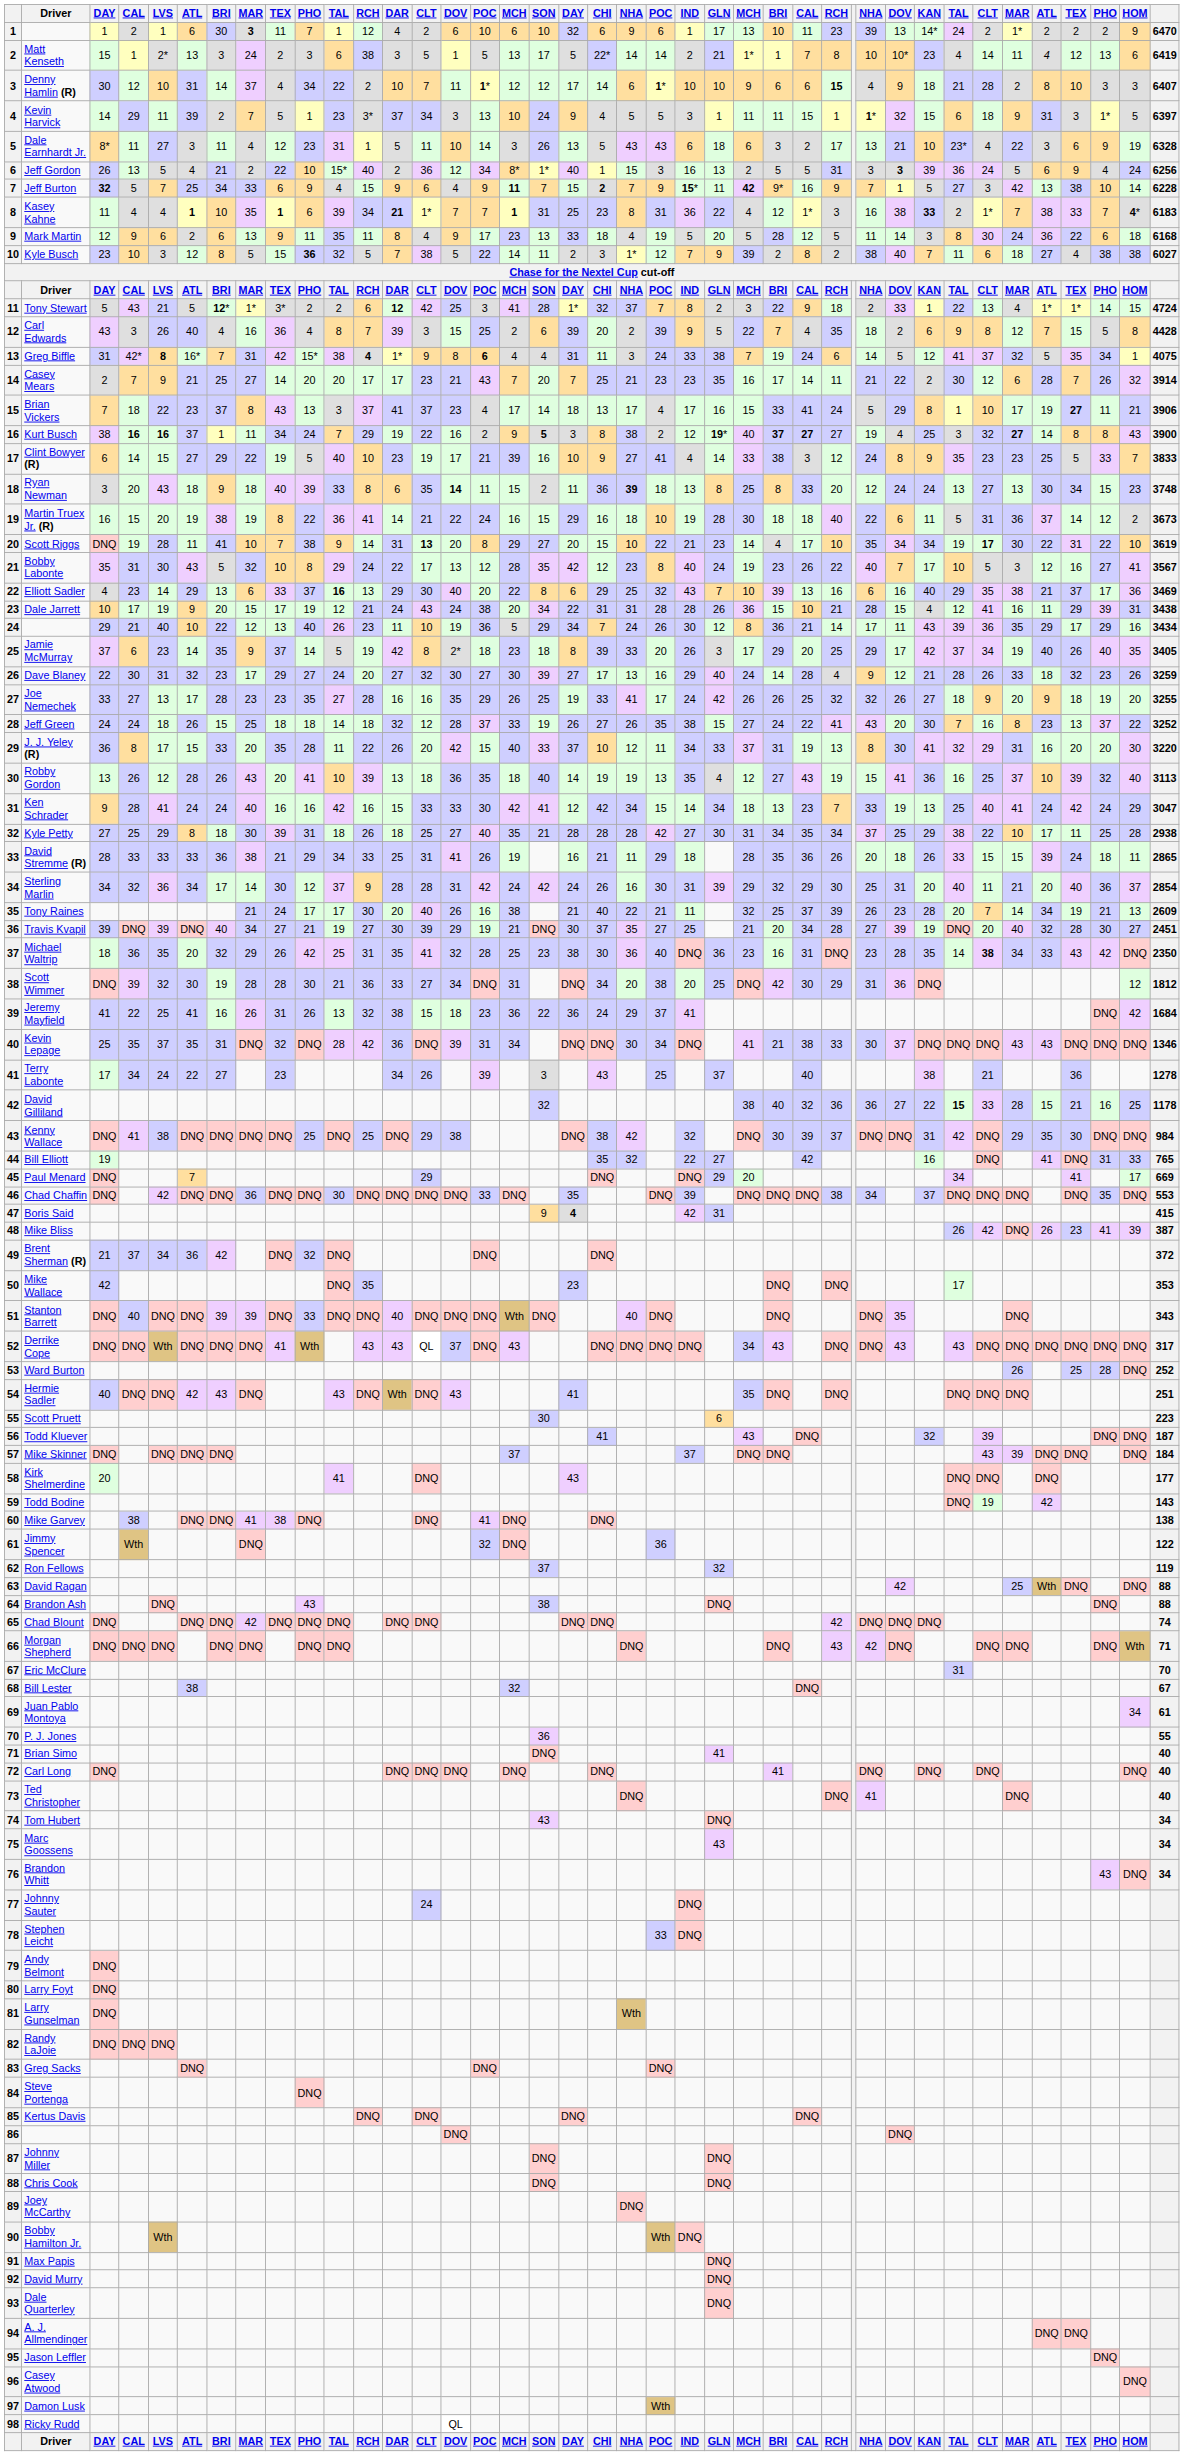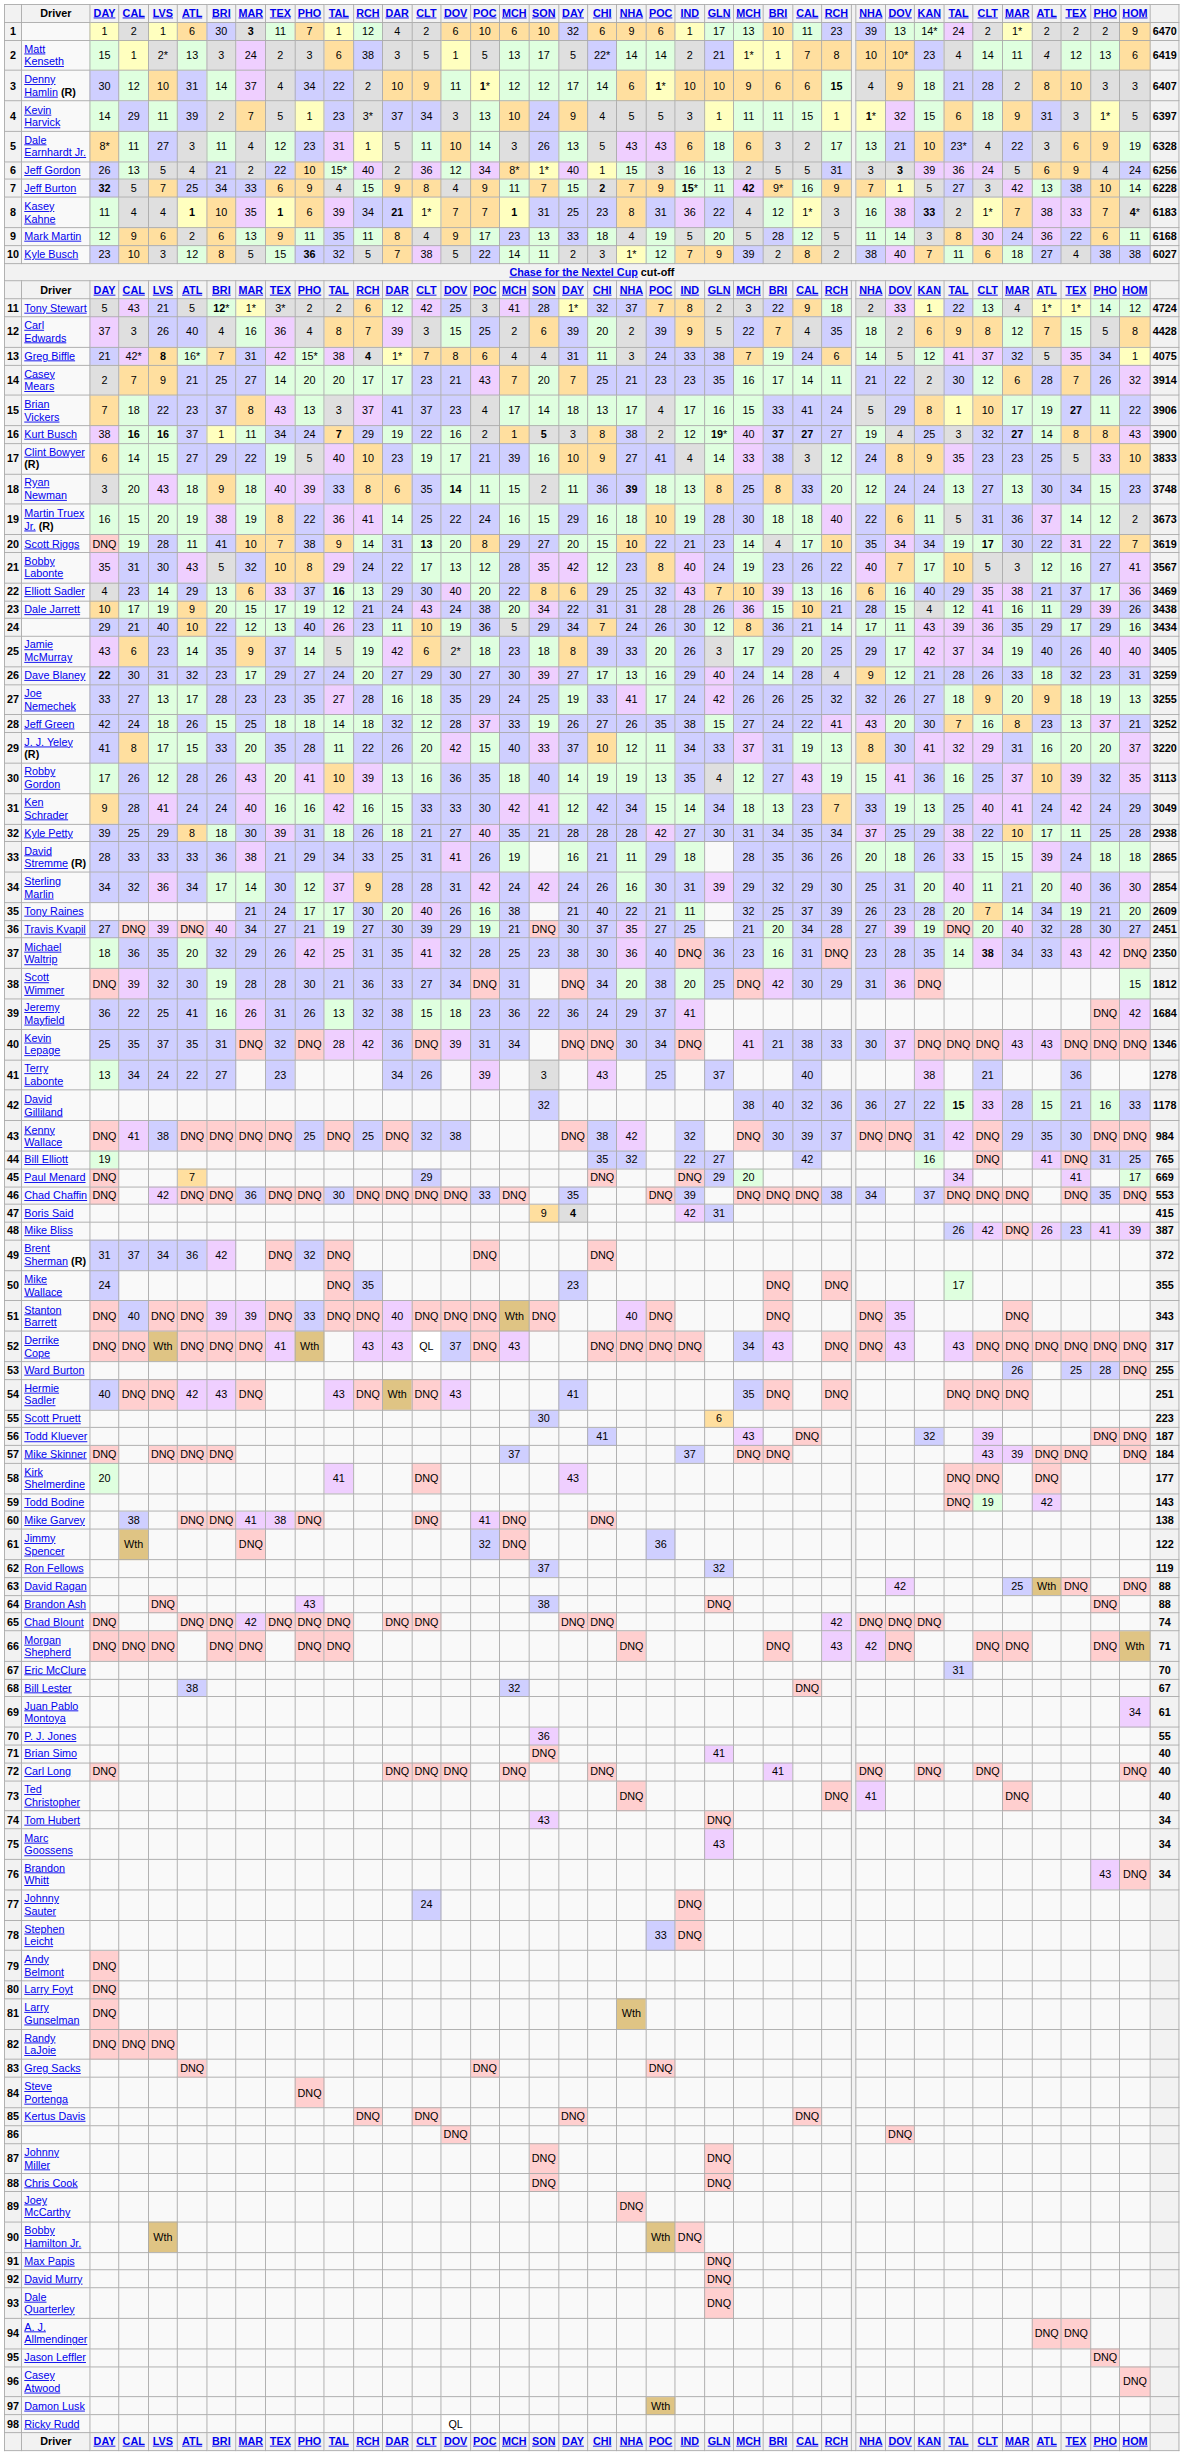(426, 86) 7 -> (426, 86) 9
(426, 188) 6 -> (426, 188) 8
(514, 188) bold -> (514, 188) normal
(1135, 237) 18 -> (1135, 237) 11
(397, 308) bold -> (397, 308) normal
(1135, 308) 15 -> (1135, 308) 12
(105, 332) 43 -> (105, 332) 37
(105, 356) 31 -> (105, 356) 21
(426, 356) 9 -> (426, 356) 7
(485, 356) bold -> (485, 356) normal
(1135, 411) 21 -> (1135, 411) 22
(339, 435) normal -> (339, 435) bold
(514, 435) 9 -> (514, 435) 1
(1135, 459) 7 -> (1135, 459) 10
(426, 520) 21 -> (426, 520) 25
(1135, 544) 10 -> (1135, 544) 7
(1135, 610) 31 -> (1135, 610) 26
(105, 652) 37 -> (105, 652) 43
(426, 652) 8 -> (426, 652) 6
(1135, 652) 35 -> (1135, 652) 40
(105, 676) normal -> (105, 676) bold
(426, 676) 32 -> (426, 676) 29
(1135, 676) 26 -> (1135, 676) 31
(426, 700) 16 -> (426, 700) 18
(514, 700) 26 -> (514, 700) 24
(1135, 700) 20 -> (1135, 700) 13
(105, 724) 24 -> (105, 724) 42
(1135, 724) 22 -> (1135, 724) 21
(105, 748) 36 -> (105, 748) 41
(1135, 748) 30 -> (1135, 748) 37
(105, 778) 13 -> (105, 778) 17
(426, 778) 18 -> (426, 778) 16
(1135, 778) 40 -> (1135, 778) 35
(1165, 809) 3047 -> (1165, 809) 3049
(105, 833) 27 -> (105, 833) 39
(426, 833) 25 -> (426, 833) 21
(1135, 857) 11 -> (1135, 857) 18
(1135, 887) 37 -> (1135, 887) 30
(1135, 911) 13 -> (1135, 911) 20
(105, 929) 39 -> (105, 929) 27
(1135, 984) 12 -> (1135, 984) 15
(105, 1014) 41 -> (105, 1014) 36
(105, 1075) 17 -> (105, 1075) 13
(1135, 1105) 25 -> (1135, 1105) 33
(426, 1136) 29 -> (426, 1136) 32
(1135, 1160) 33 -> (1135, 1160) 25
(105, 1255) 21 -> (105, 1255) 31
(105, 1286) 42 -> (105, 1286) 24
(1165, 1286) 353 -> (1165, 1286) 355
(1165, 1371) 252 -> (1165, 1371) 255
